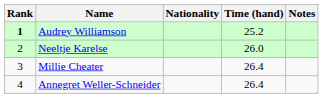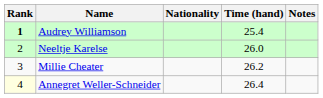(254, 31) 25.2 -> (254, 31) 25.4
(254, 66) 26.4 -> (254, 66) 26.2
(20, 84) no background -> (20, 84) lightyellow background
